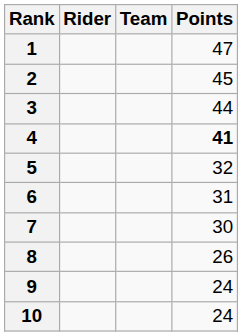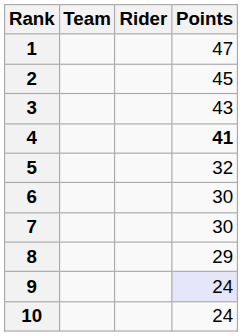columns swapped: (87, 19) <-> (144, 19)
(223, 108) 44 -> (223, 108) 43
(223, 197) 31 -> (223, 197) 30
(223, 256) 26 -> (223, 256) 29
(223, 286) no background -> (223, 286) lavender background
